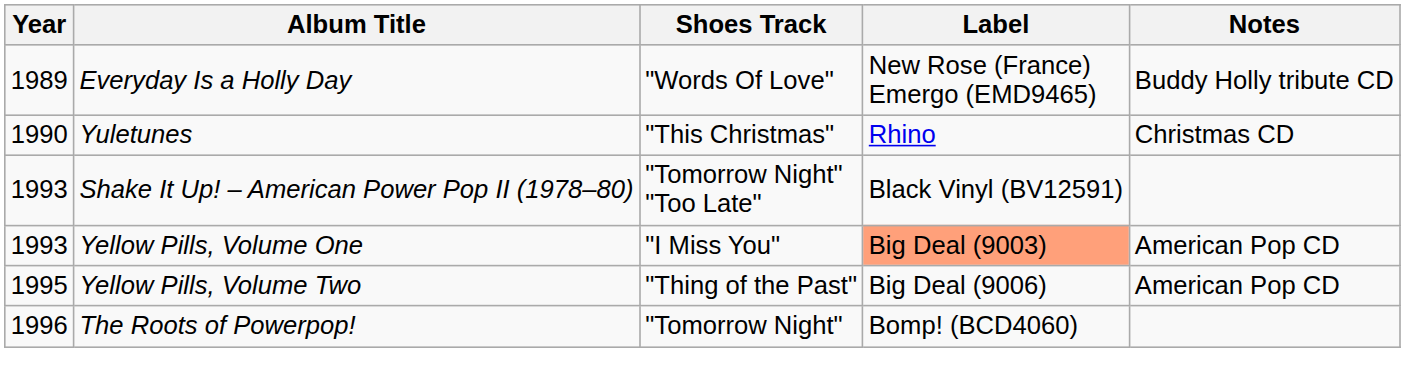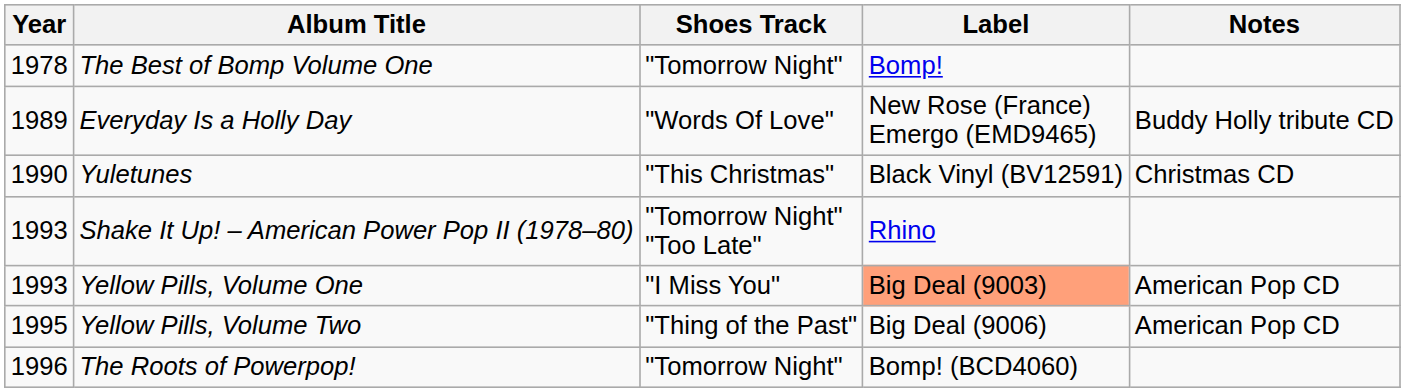+ row: (256, 65)
(902, 134) Rhino -> (996, 175) Black Vinyl (BV12591)
(996, 189) Black Vinyl (BV12591) -> (902, 230) Rhino
